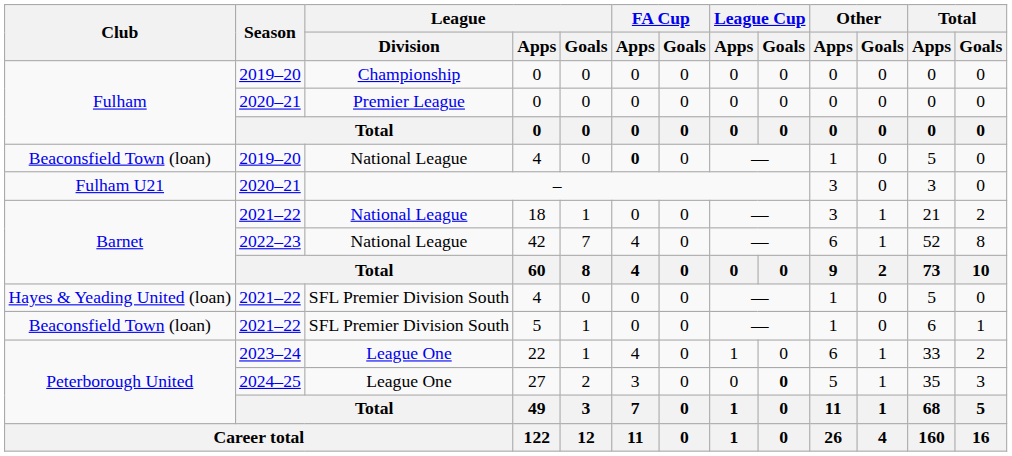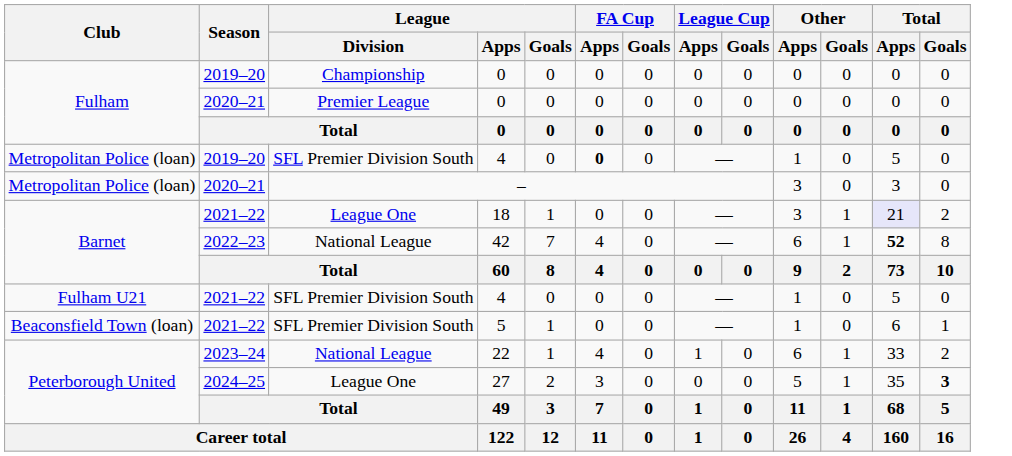(120, 158) Beaconsfield Town (loan) -> (102, 158) Metropolitan Police (loan)
(409, 158) National League -> (373, 158) SFL Premier Division South
(120, 185) Fulham U21 -> (102, 185) Metropolitan Police (loan)
(409, 213) National League -> (373, 213) League One
(932, 213) no background -> (896, 213) lavender background
(932, 241) normal -> (896, 241) bold
(120, 297) Hayes & Yeading United (loan) -> (102, 297) Fulham U21
(409, 353) League One -> (373, 353) National League
(784, 381) bold -> (748, 381) normal
(981, 381) normal -> (945, 381) bold
